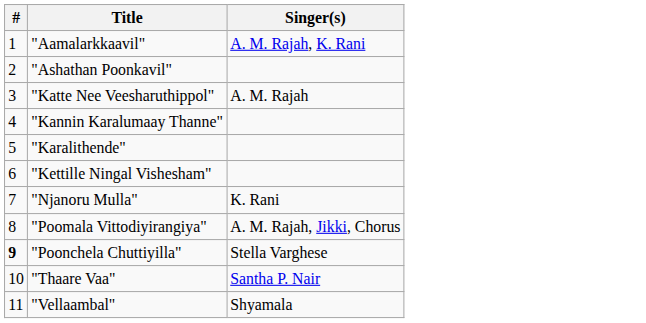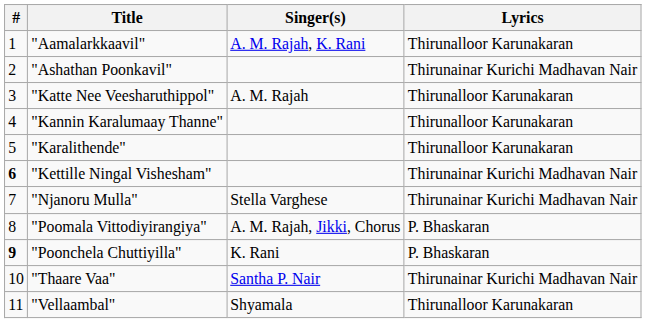+ column: (523, 17)
(12, 174) normal -> (12, 174) bold
(255, 200) K. Rani -> (279, 200) Stella Varghese
(279, 252) Stella Varghese -> (255, 252) K. Rani
